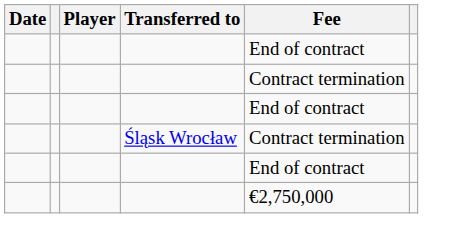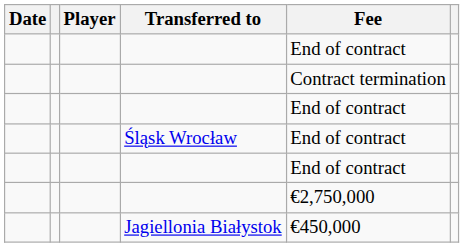(327, 138) Contract termination -> (348, 138) End of contract
+ row: (28, 227)
